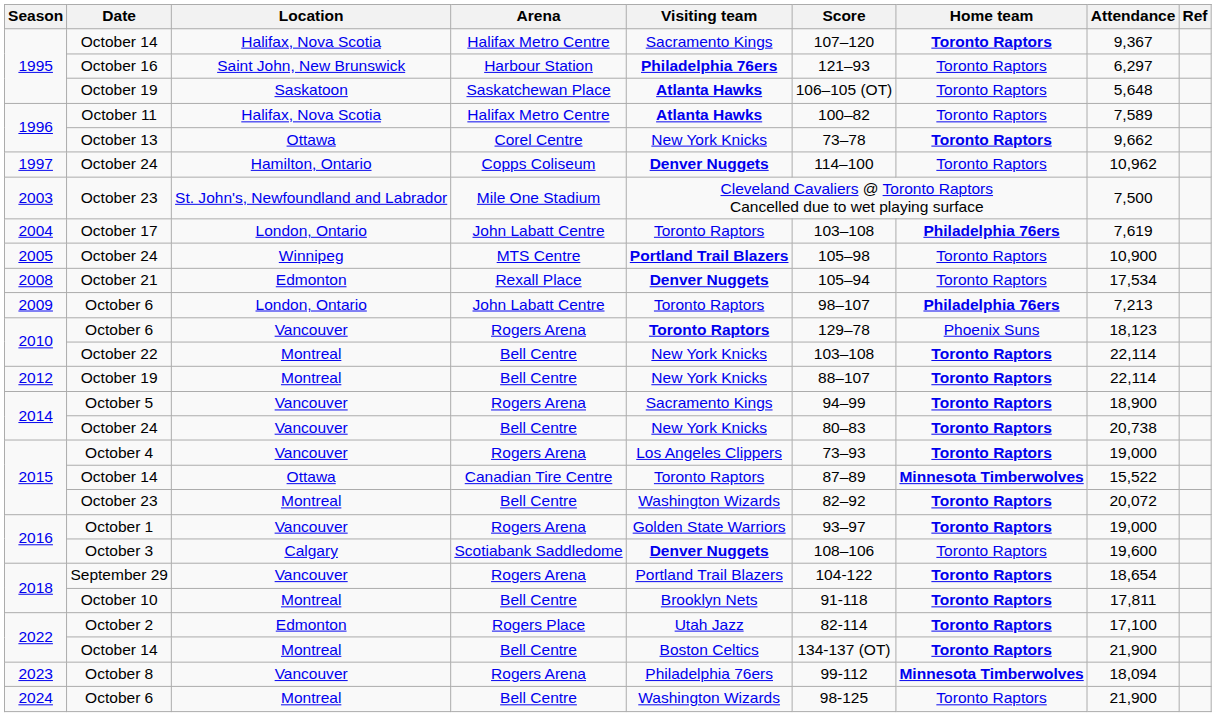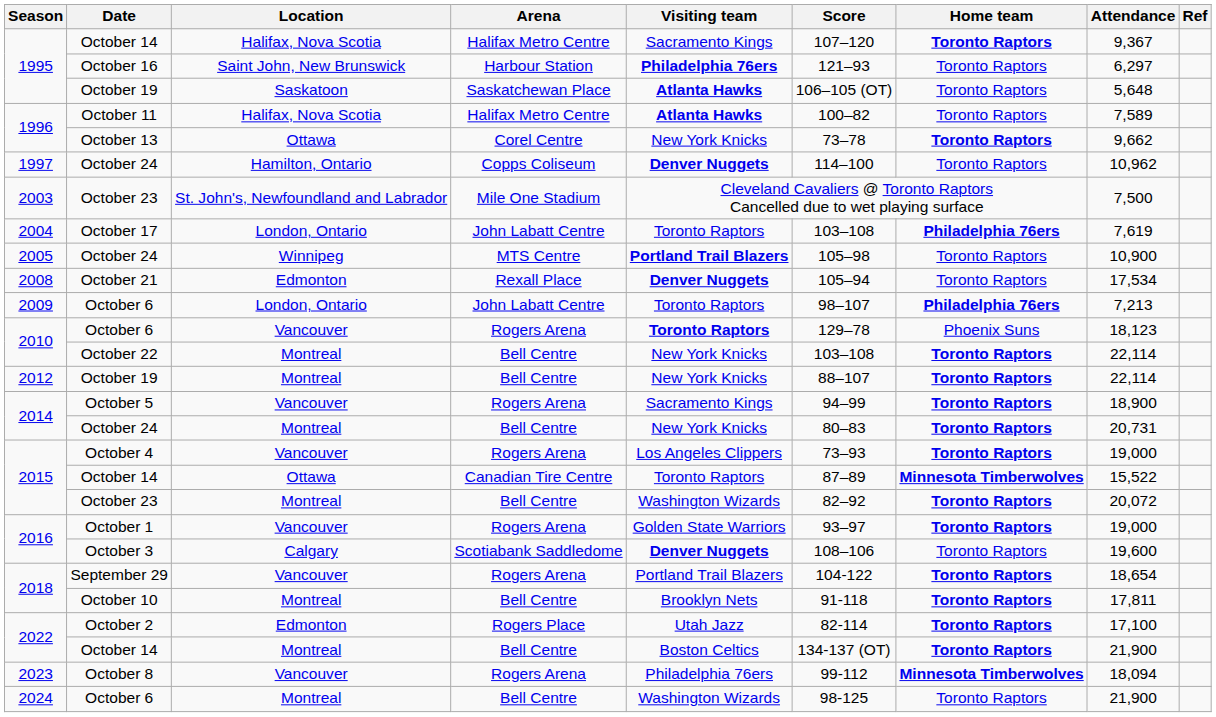(311, 428) Vancouver -> (311, 428) Montreal
(1133, 428) 20,738 -> (1133, 428) 20,731
